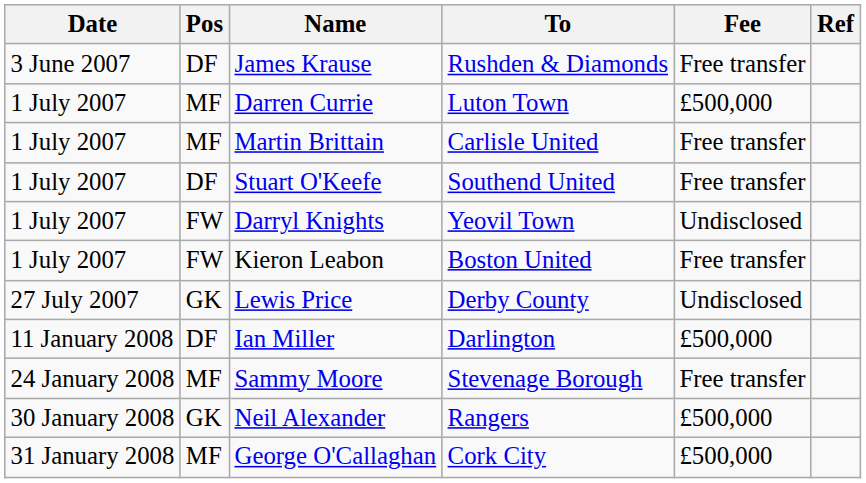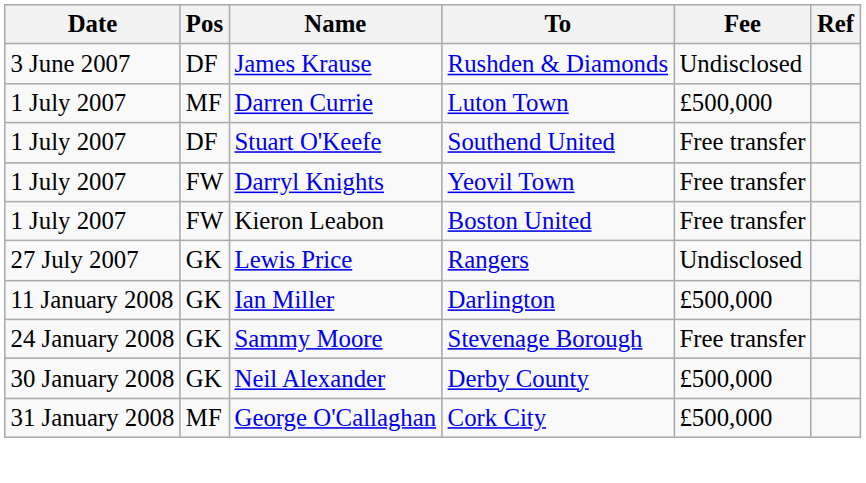(742, 63) Free transfer -> (741, 63) Undisclosed
- row: (309, 142)
(741, 220) Undisclosed -> (742, 181) Free transfer
(518, 299) Derby County -> (488, 260) Rangers
(202, 338) DF -> (204, 299) GK
(204, 378) MF -> (204, 338) GK
(488, 417) Rangers -> (518, 378) Derby County
